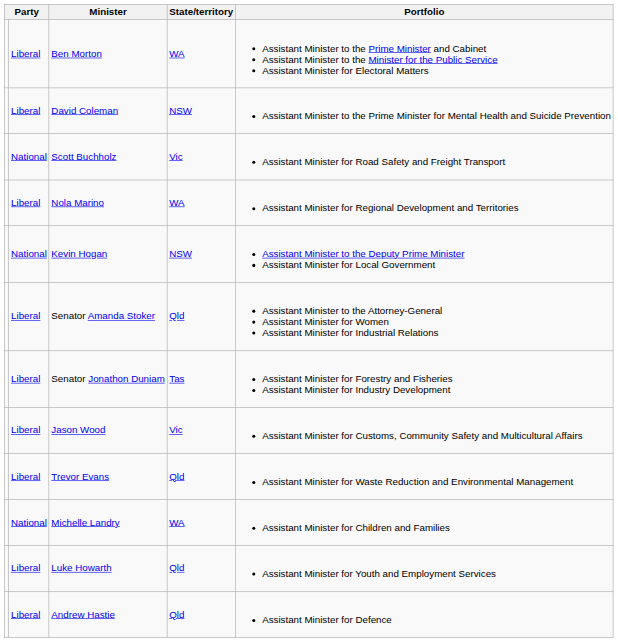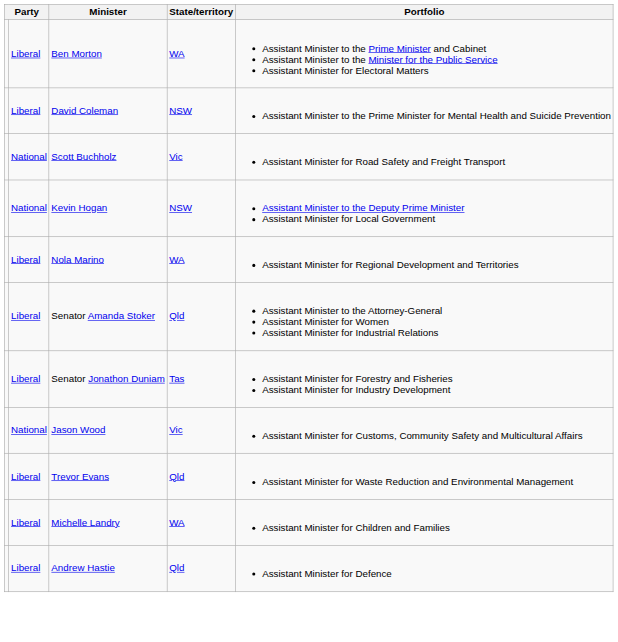rows swapped: (79, 254) <-> (78, 202)
(26, 430) Liberal -> (29, 430) National
(29, 522) National -> (26, 522) Liberal
- row: (81, 568)
